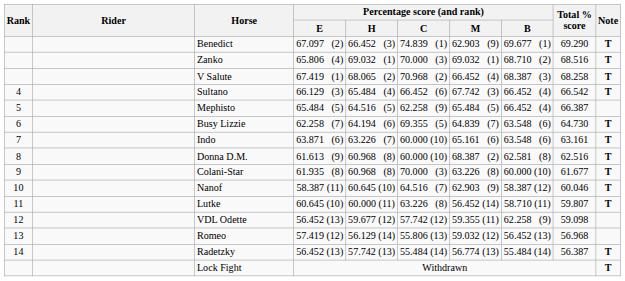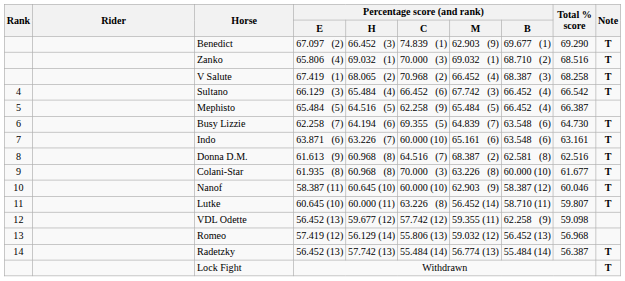(424, 156) 60.000 (10) -> (424, 156) 64.516 (7)
(424, 188) 64.516 (7) -> (424, 188) 60.000 (10)
